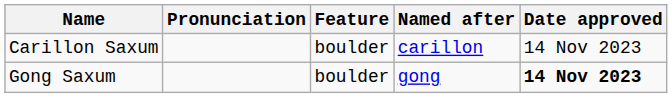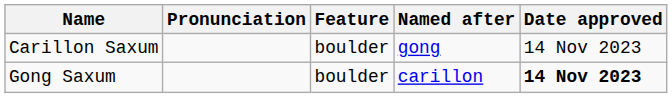(441, 48) carillon -> (419, 48) gong
(419, 77) gong -> (441, 77) carillon
